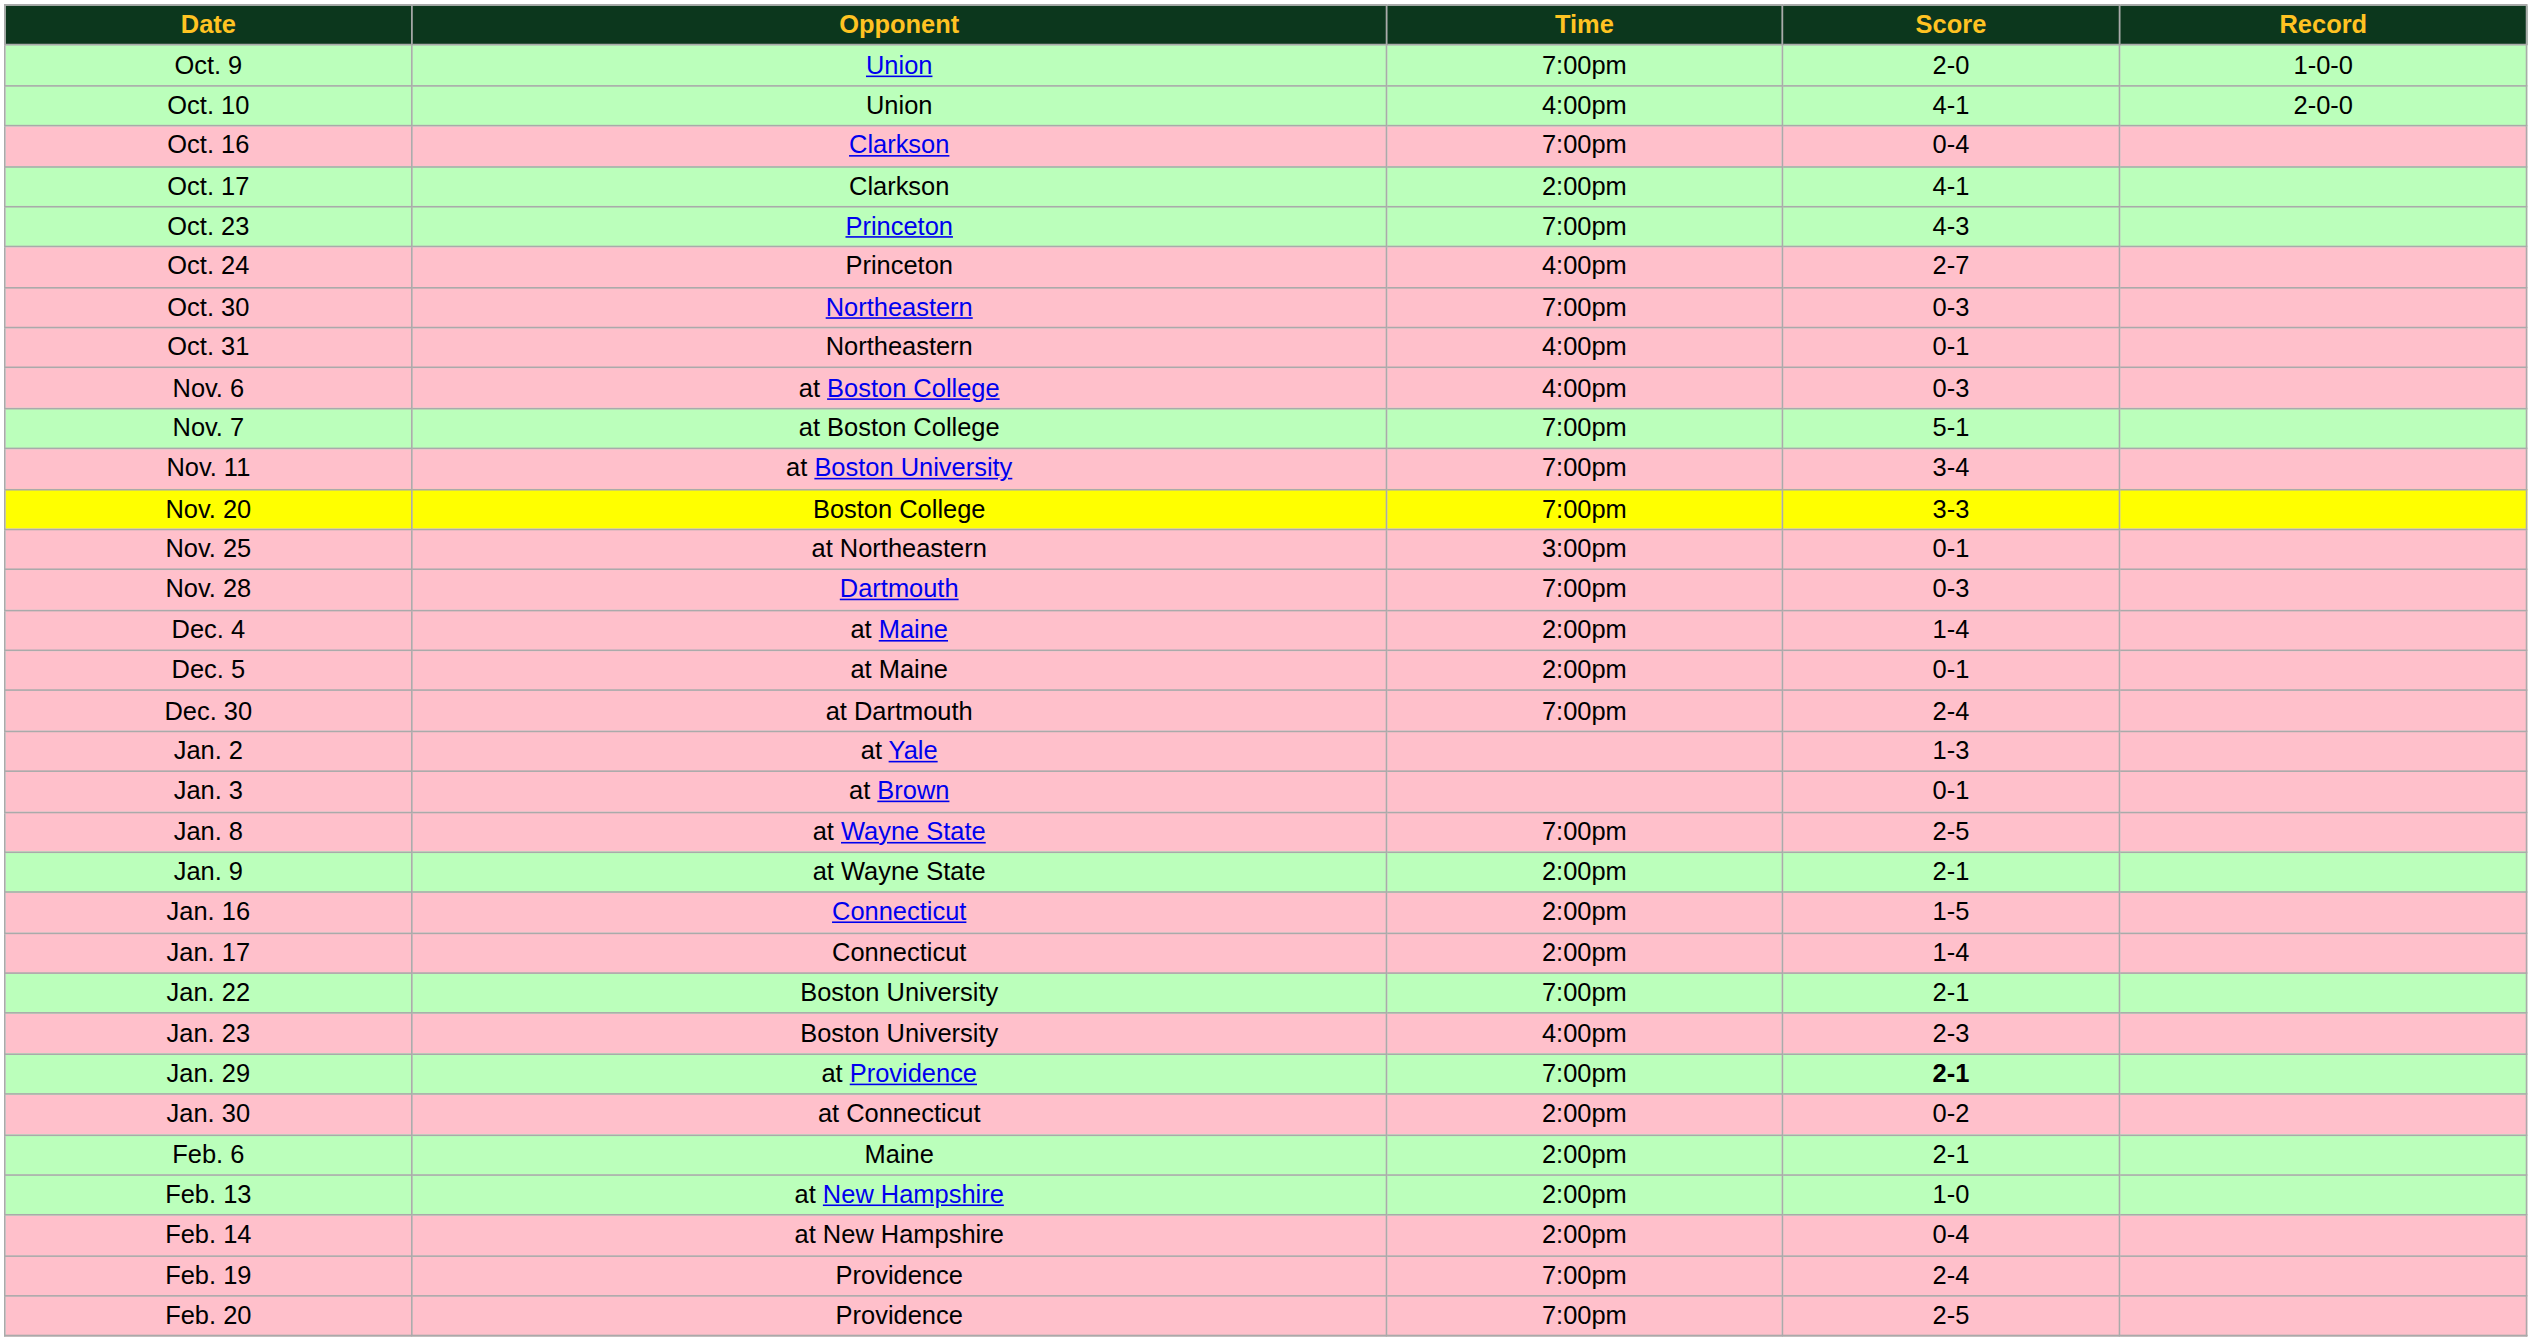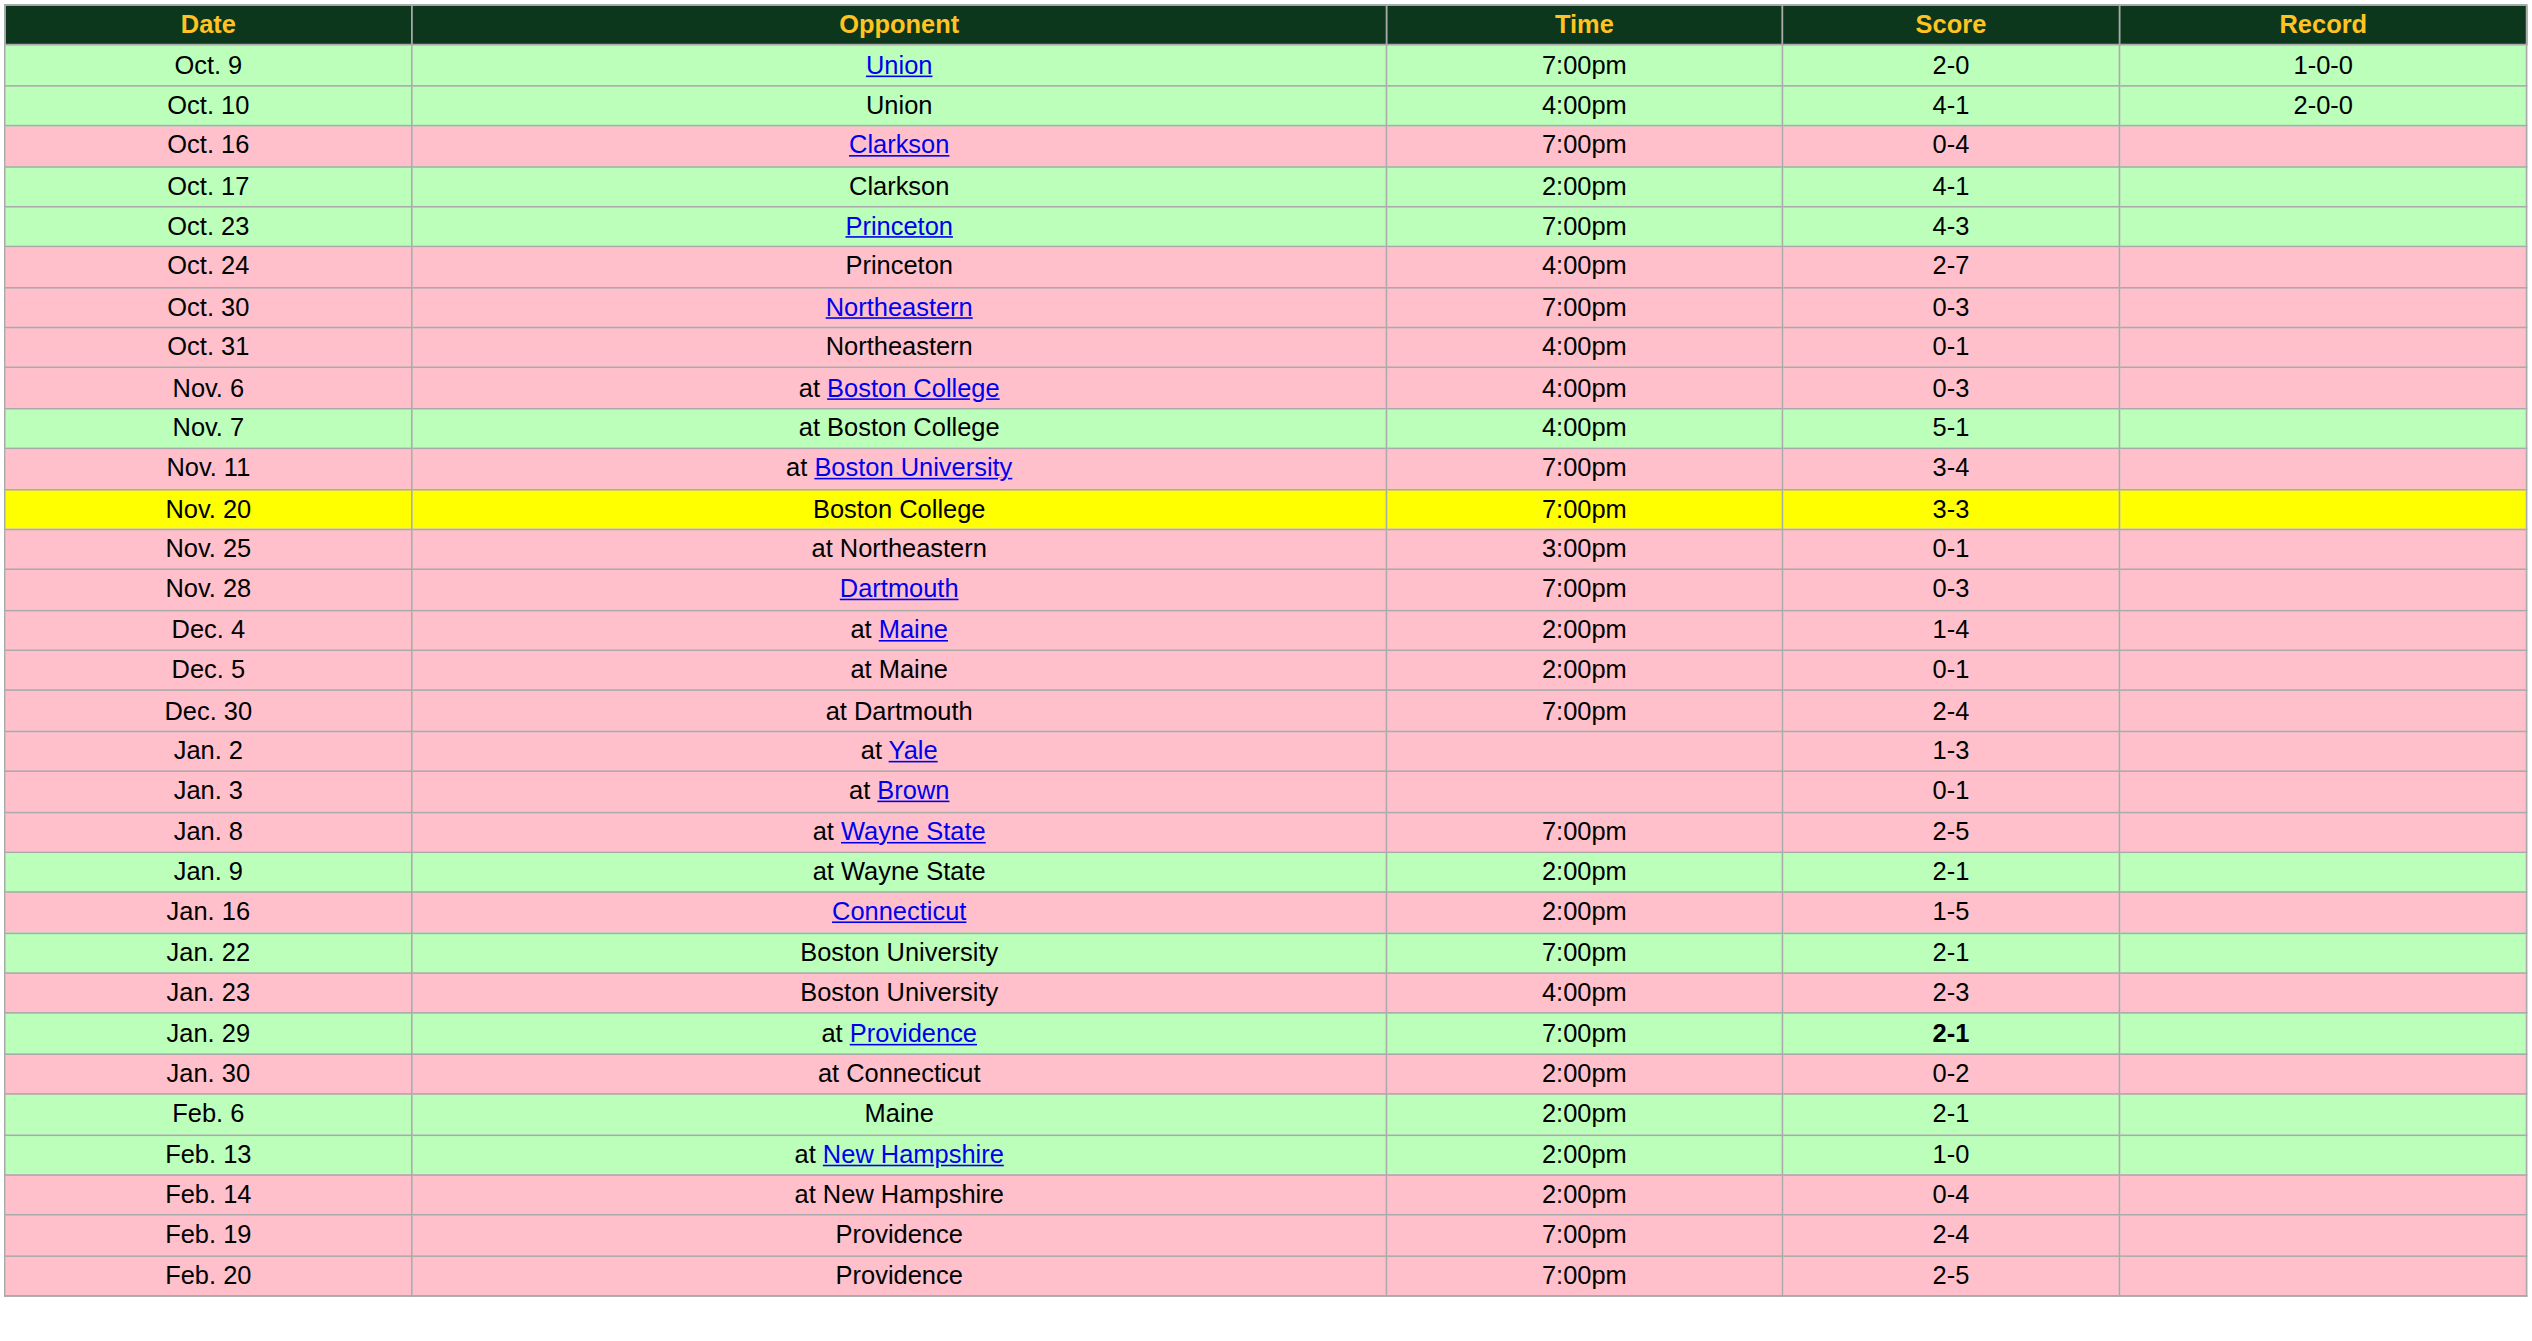(1584, 428) 7:00pm -> (1584, 428) 4:00pm
- row: (208, 952)
